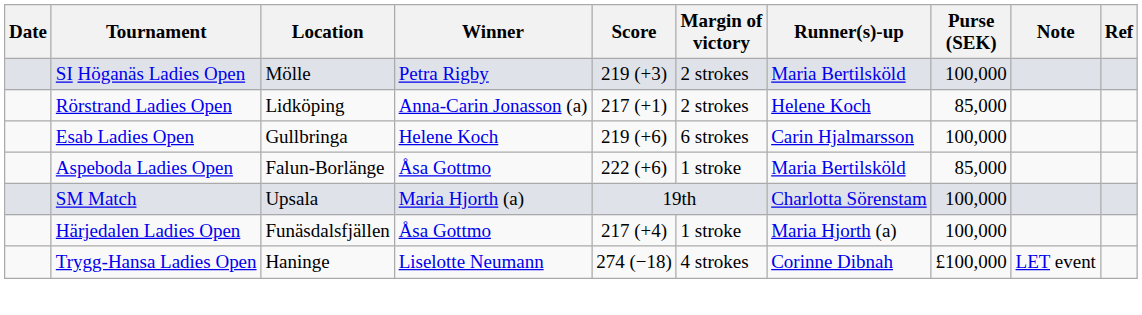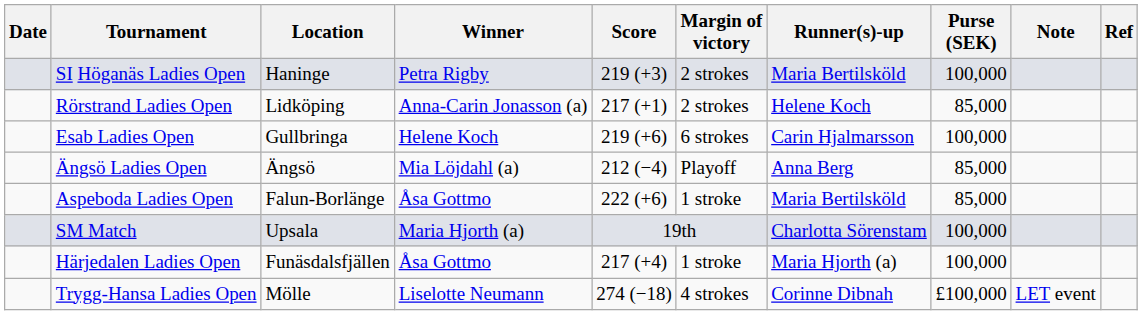(288, 74) Mölle -> (298, 74) Haninge
+ row: (131, 168)
(298, 262) Haninge -> (288, 293) Mölle
